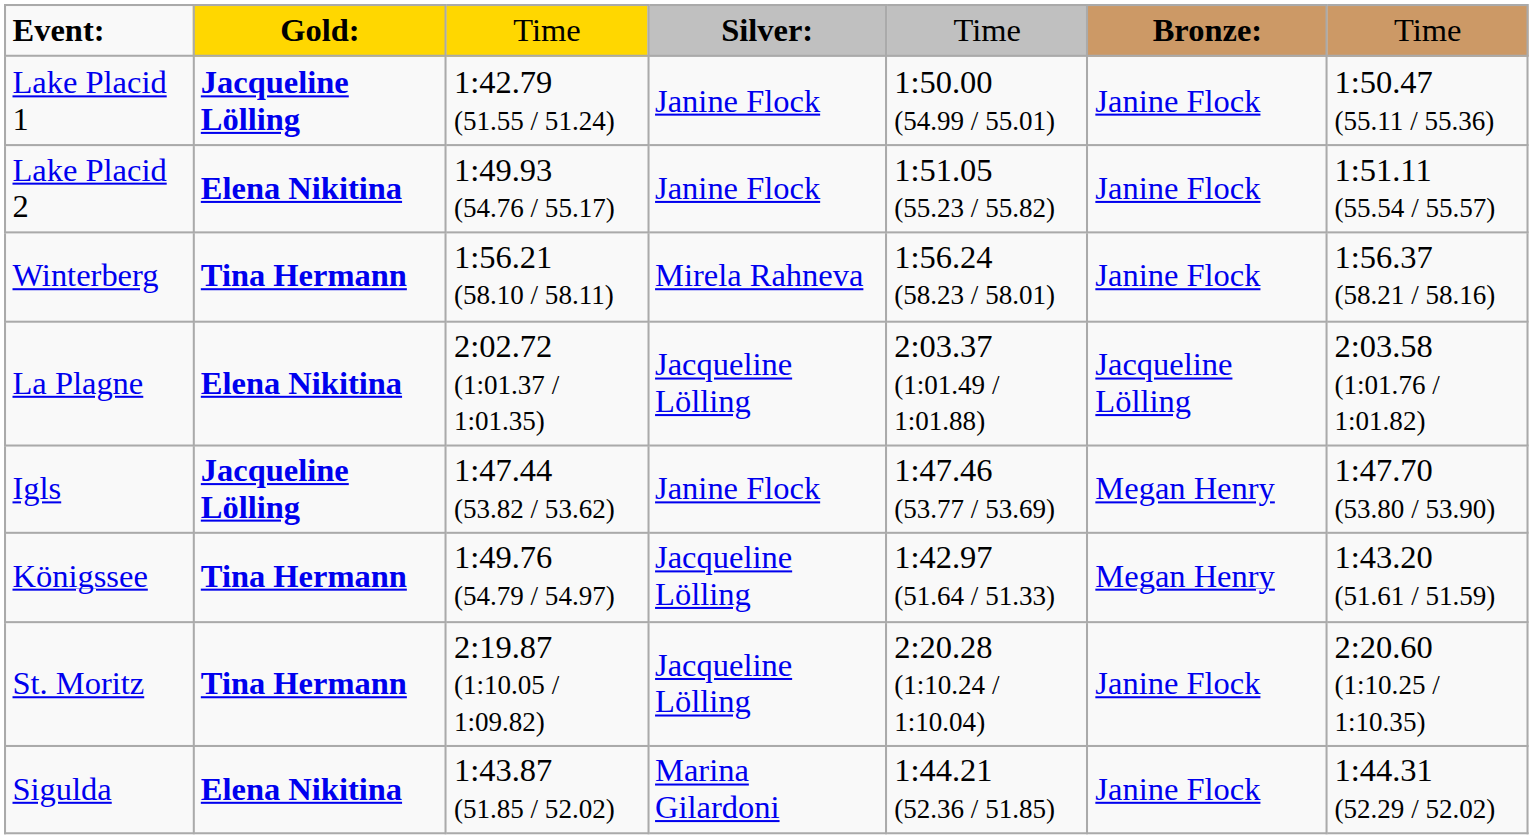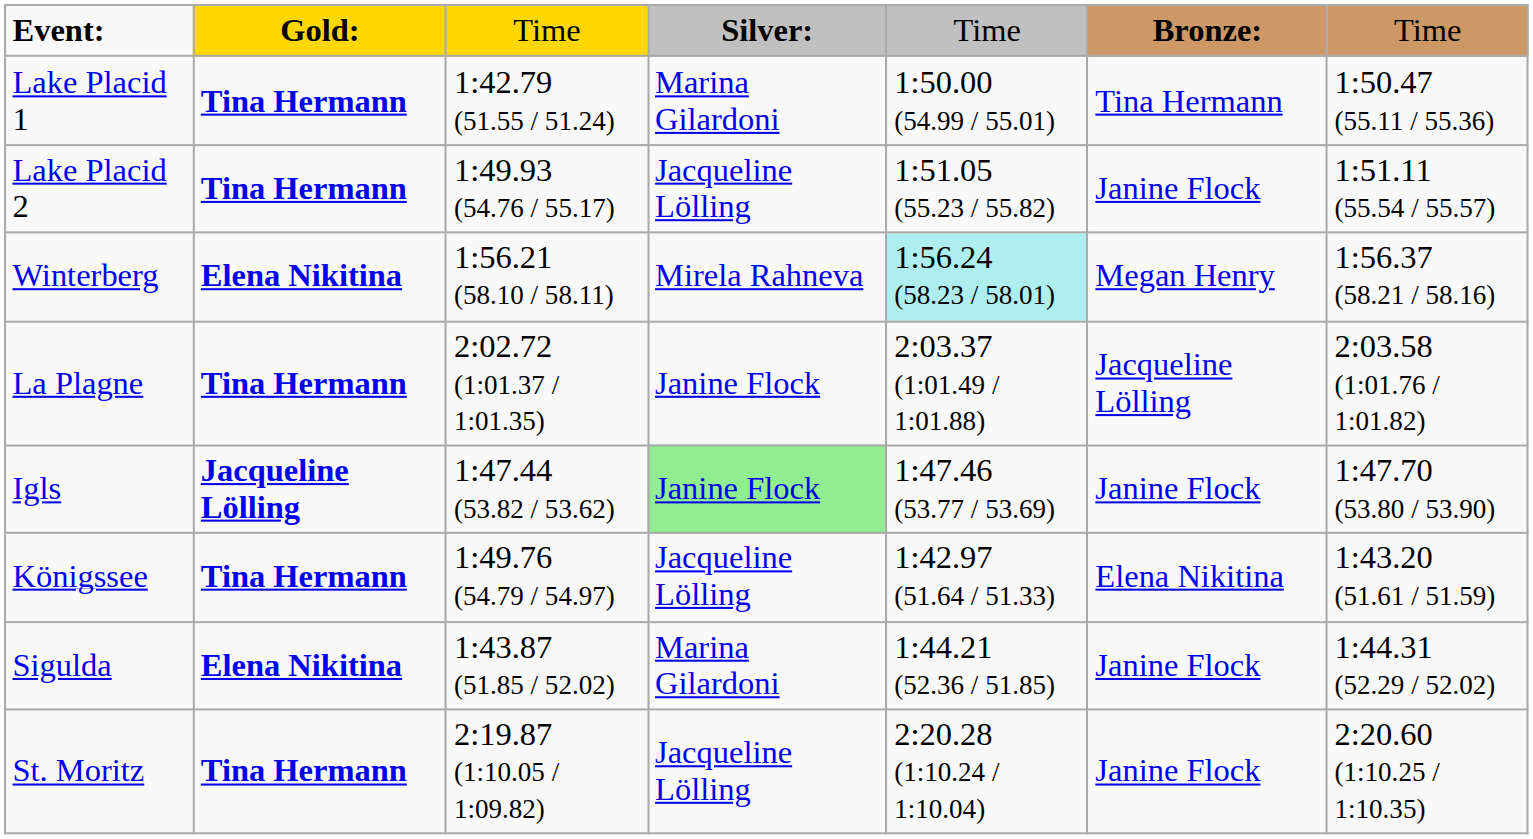(275, 100) Jacqueline Lölling -> (304, 100) Tina Hermann
(738, 100) Janine Flock -> (717, 100) Marina Gilardoni
(1178, 100) Janine Flock -> (1189, 100) Tina Hermann
(301, 188) Elena Nikitina -> (304, 188) Tina Hermann
(738, 188) Janine Flock -> (724, 188) Jacqueline Lölling
(304, 276) Tina Hermann -> (301, 276) Elena Nikitina
(975, 276) no background -> (975, 276) paleturquoise background
(1178, 276) Janine Flock -> (1185, 276) Megan Henry
(301, 382) Elena Nikitina -> (304, 382) Tina Hermann
(724, 382) Jacqueline Lölling -> (738, 382) Janine Flock
(738, 488) no background -> (738, 488) lightgreen background
(1185, 488) Megan Henry -> (1178, 488) Janine Flock
(1185, 576) Megan Henry -> (1190, 576) Elena Nikitina
rows swapped: (78, 683) <-> (62, 789)
